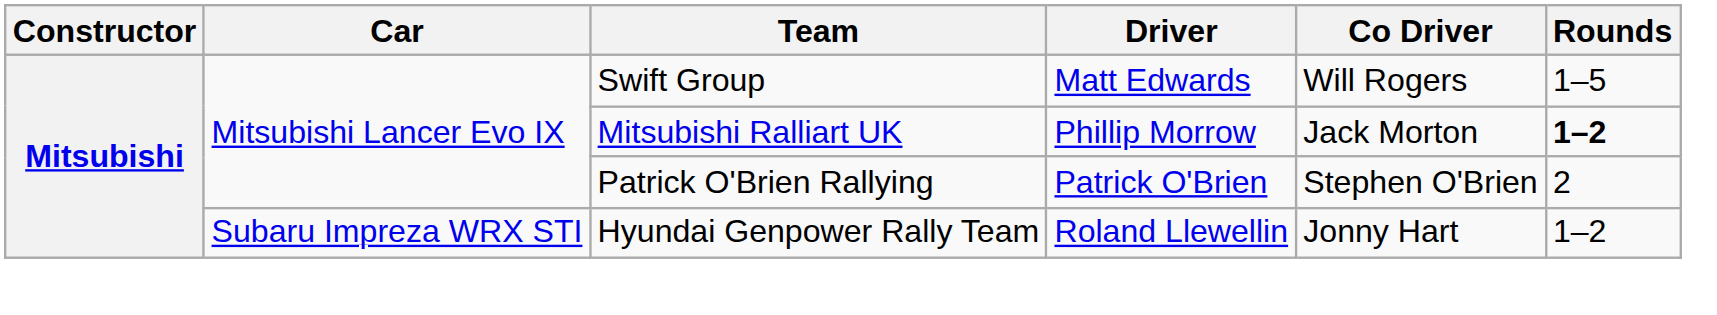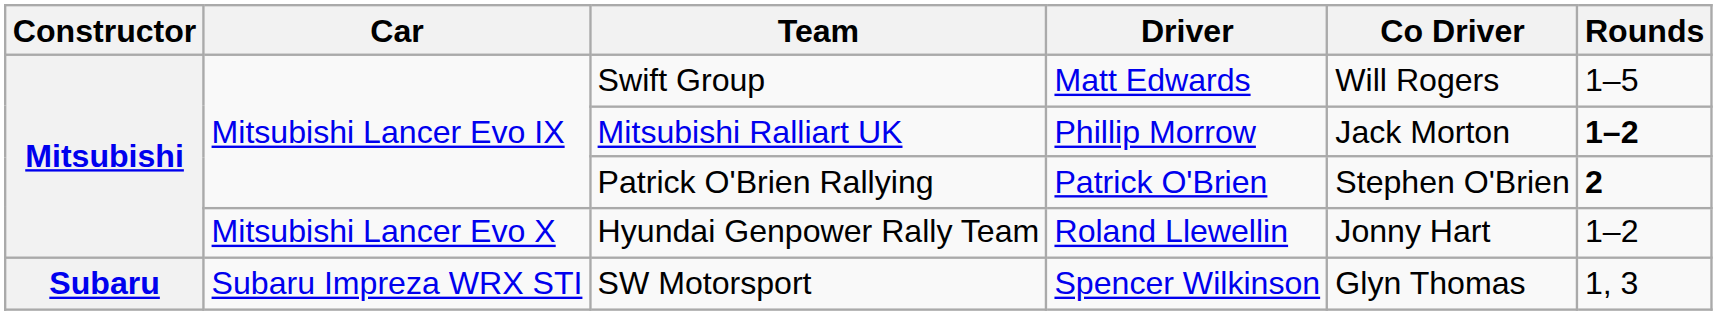(1562, 182) normal -> (1594, 182) bold
(397, 232) Subaru Impreza WRX STI -> (384, 232) Mitsubishi Lancer Evo X
+ row: (705, 283)
